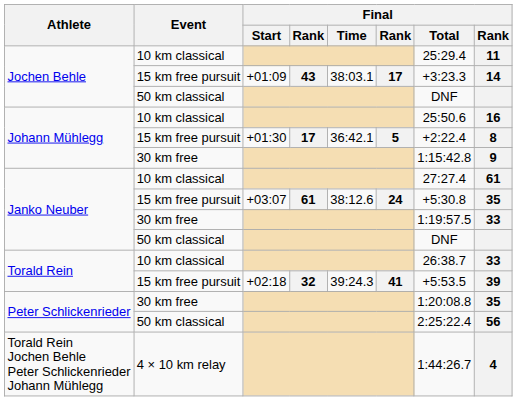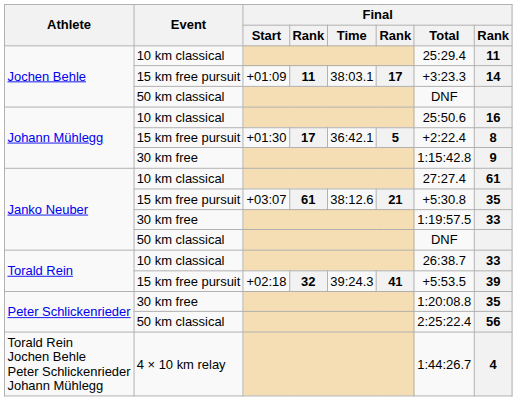(308, 77) 43 -> (308, 77) 11
(395, 199) 24 -> (395, 199) 21
